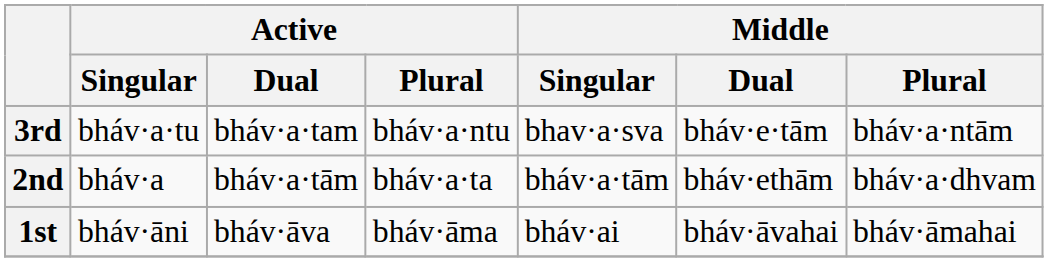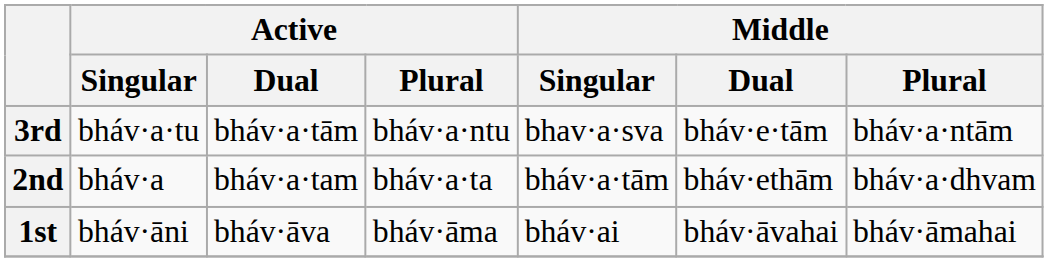(286, 130) bháv·a·tam -> (286, 130) bháv·a·tām
(286, 180) bháv·a·tām -> (286, 180) bháv·a·tam
